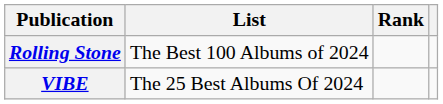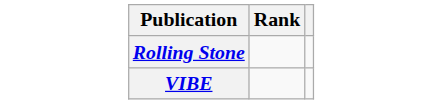- column: (249, 20)
